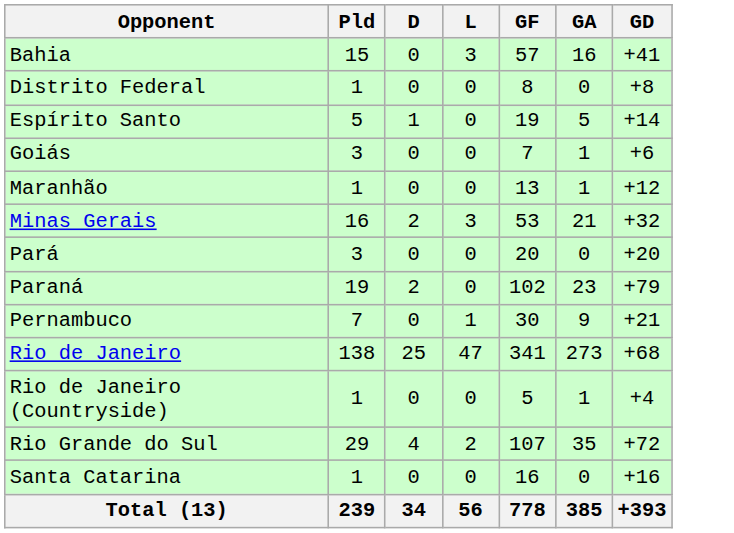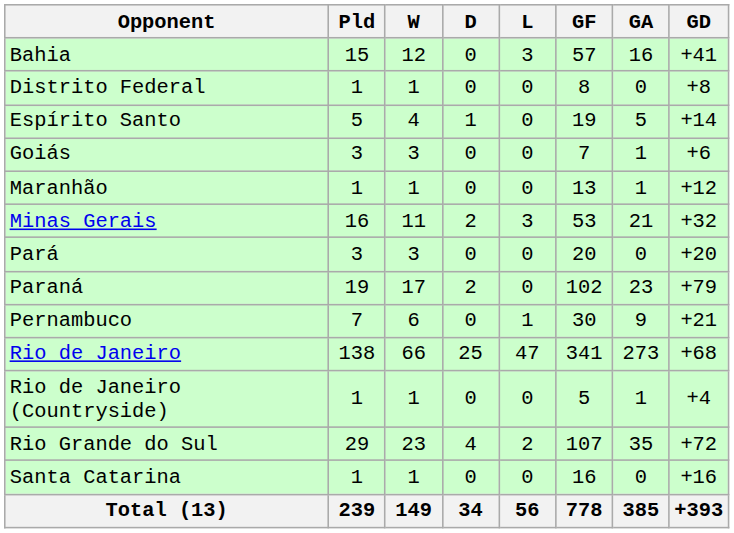+ column: (414, 21)
